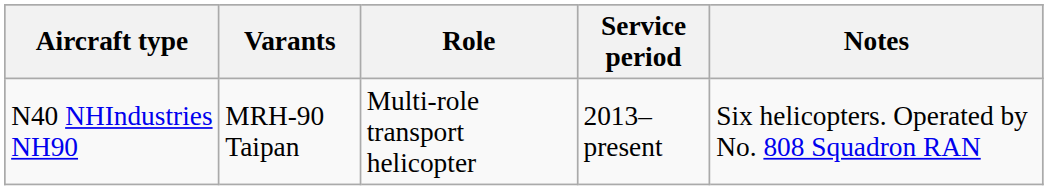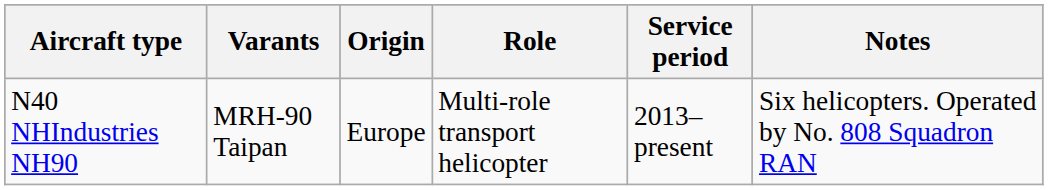+ column: (386, 41)
